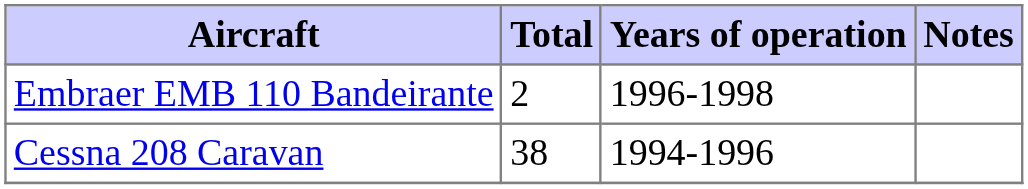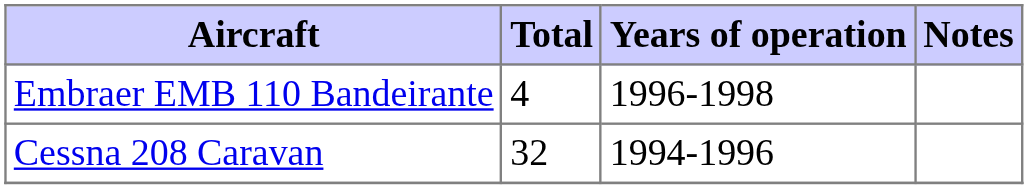(520, 93) 2 -> (520, 93) 4
(529, 152) 38 -> (529, 152) 32
